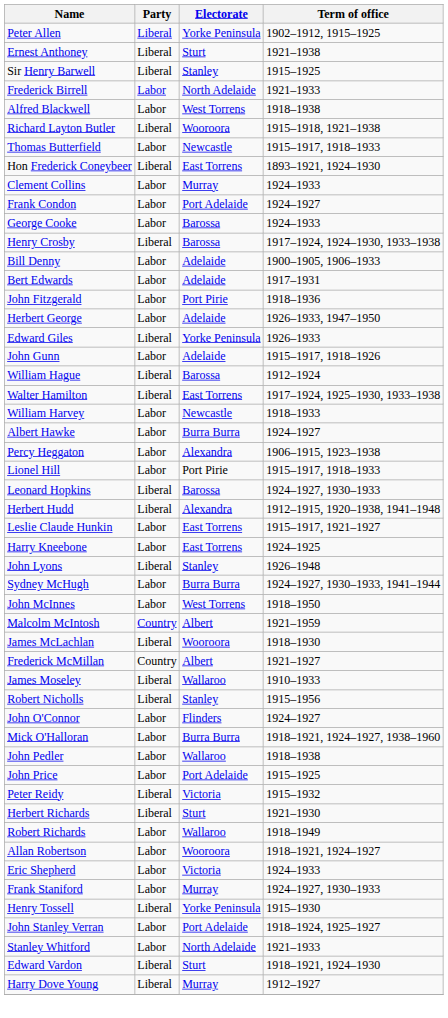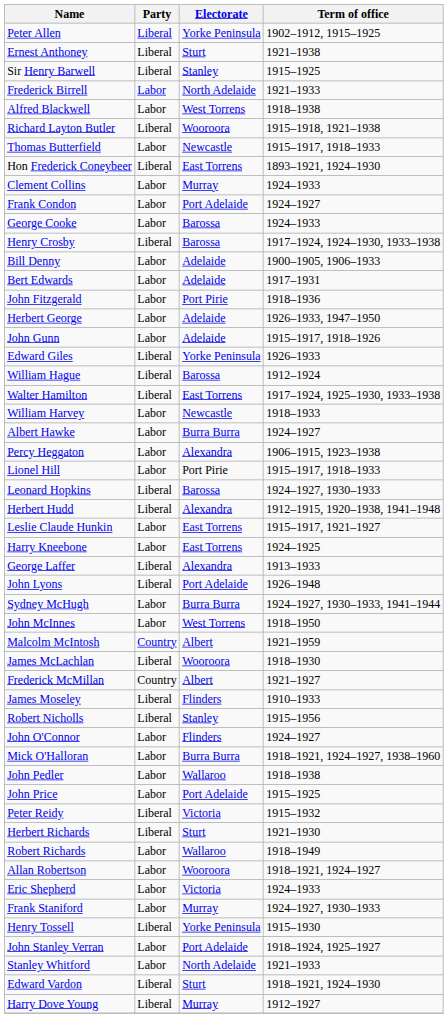rows swapped: (40, 337) <-> (33, 356)
+ row: (41, 565)
(200, 565) Stanley -> (215, 584) Port Adelaide
(204, 680) Wallaroo -> (202, 699) Flinders
